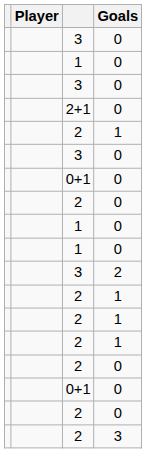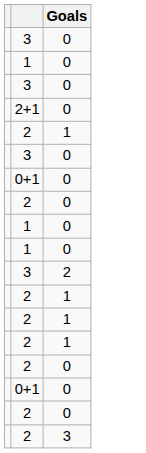- column: (37, 16)
